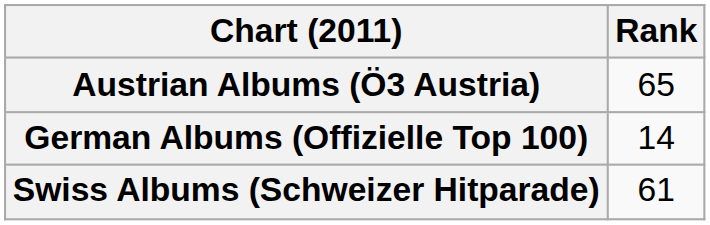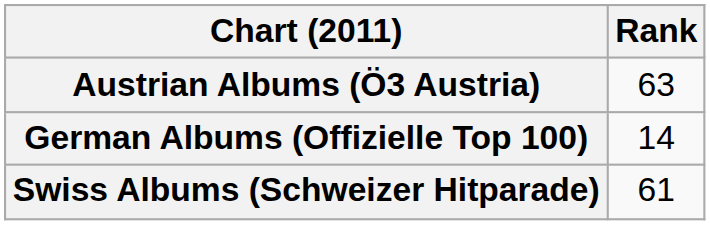(656, 84) 65 -> (656, 84) 63
